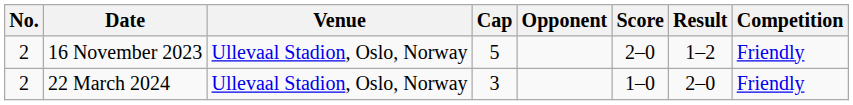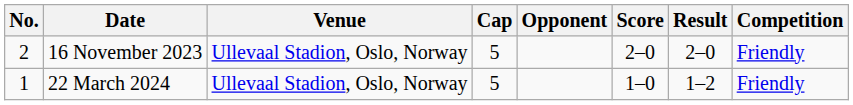(700, 52) 1–2 -> (700, 52) 2–0
(24, 83) 2 -> (24, 83) 1
(495, 83) 3 -> (495, 83) 5
(700, 83) 2–0 -> (700, 83) 1–2
